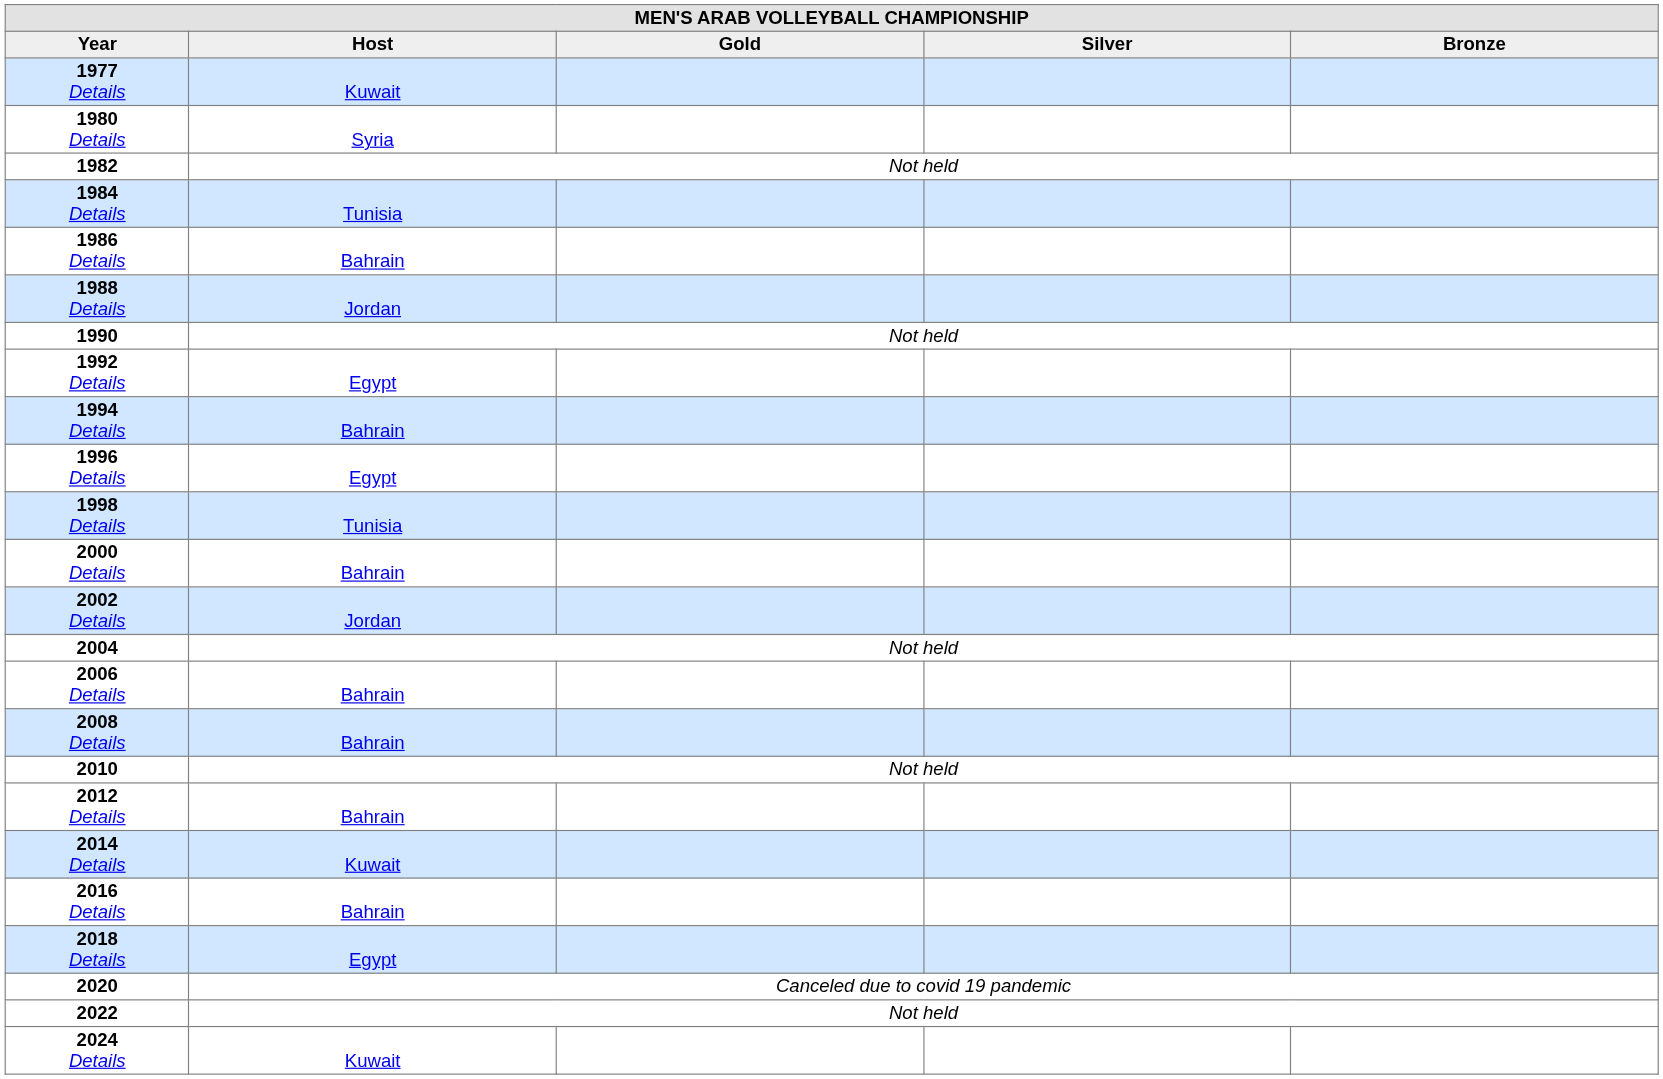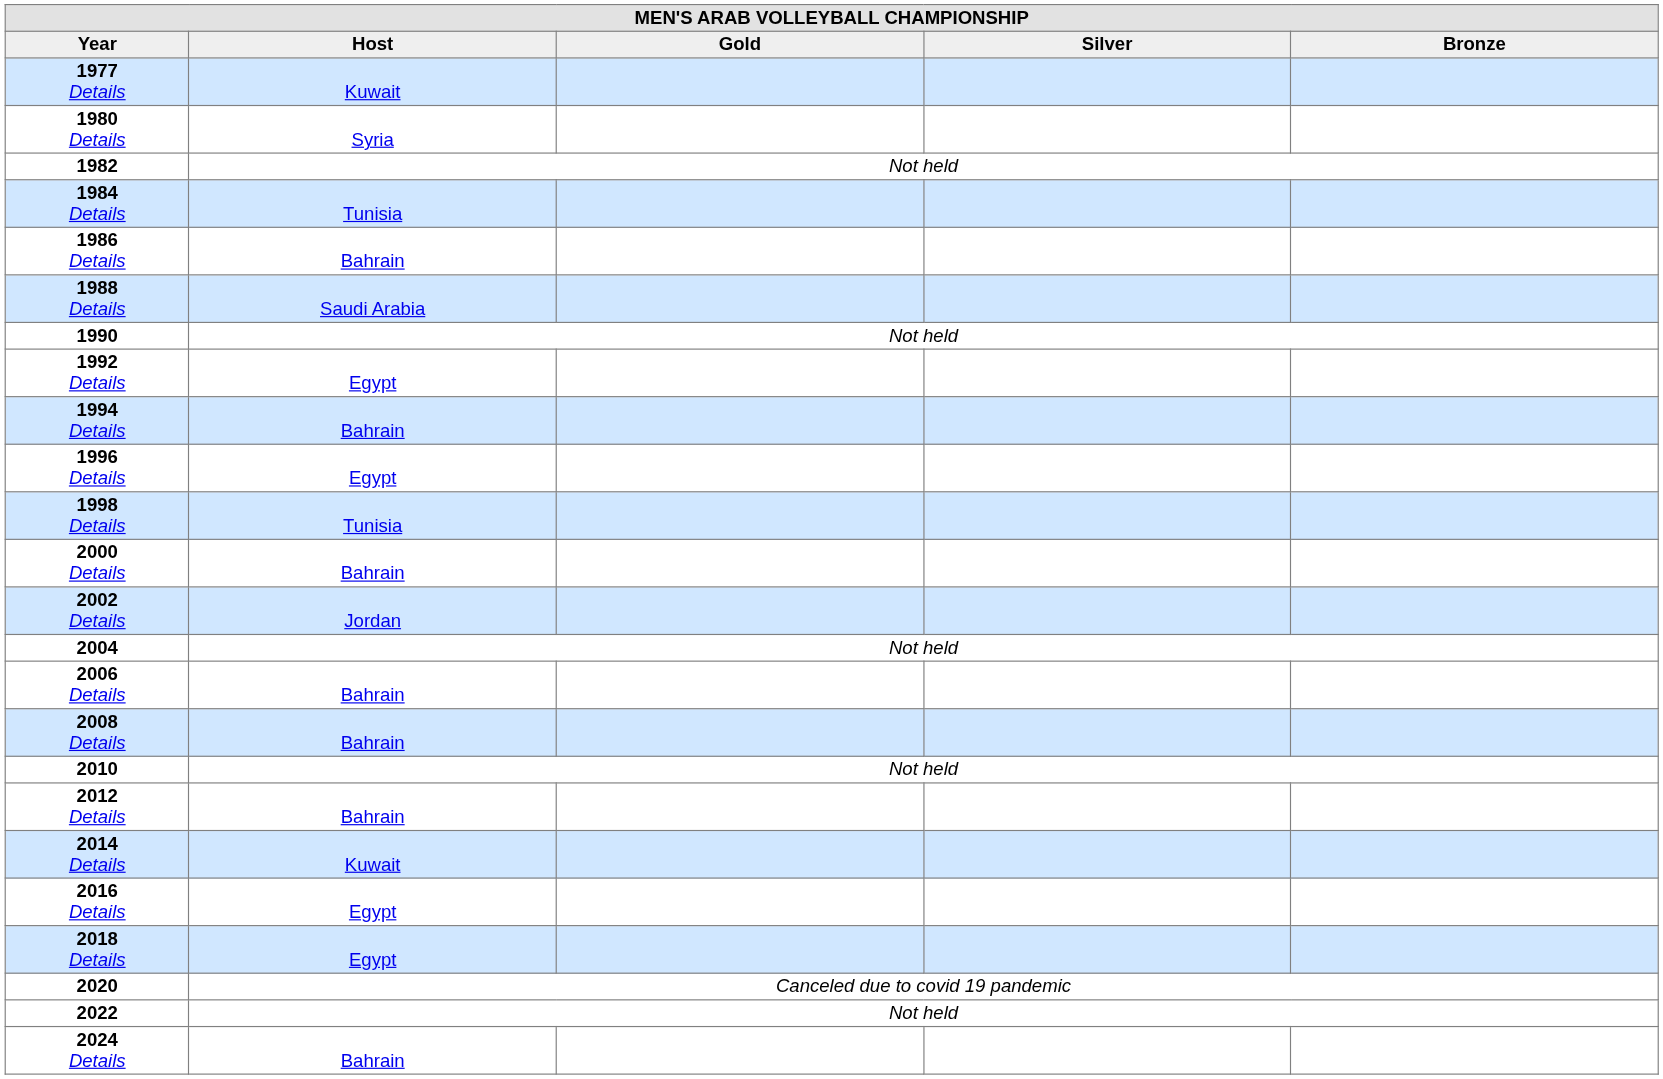(373, 308) Jordan -> (373, 308) Saudi Arabia
(373, 912) Bahrain -> (373, 912) Egypt
(373, 1060) Kuwait -> (373, 1060) Bahrain
